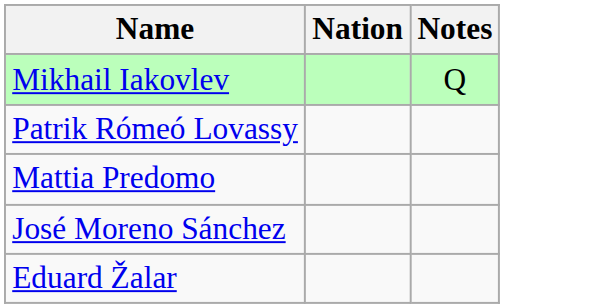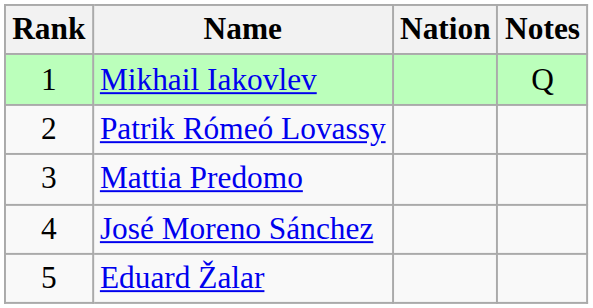+ column: (49, 29)
